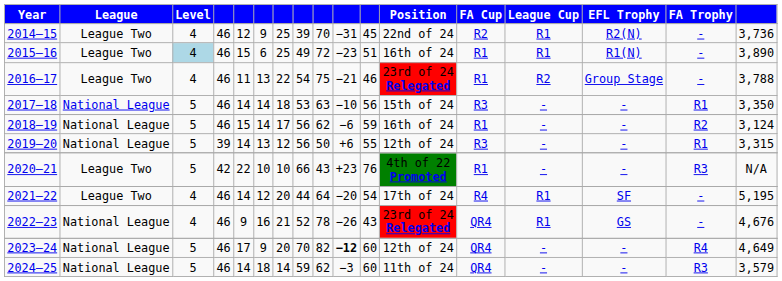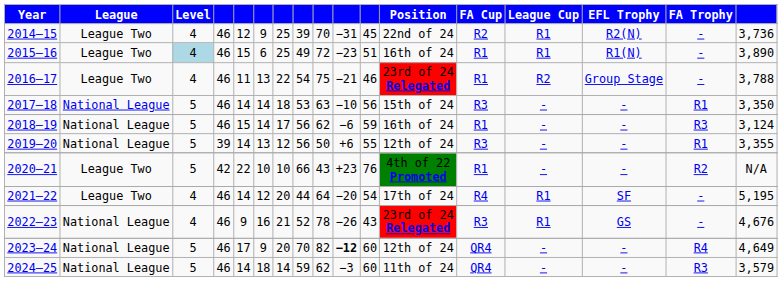(701, 124) R2 -> (701, 124) R3
(756, 143) 3,315 -> (756, 143) 3,355
(701, 170) R3 -> (701, 170) R2
(481, 222) QR4 -> (481, 222) R3
